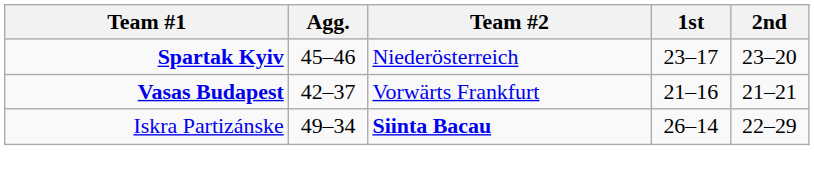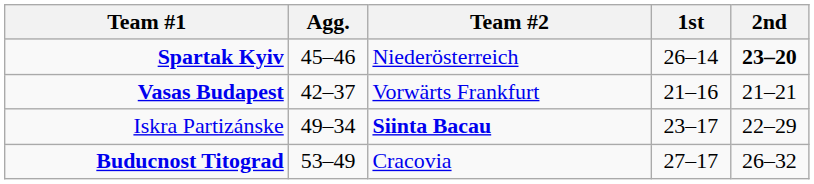(691, 56) 23–17 -> (691, 56) 26–14
(769, 56) normal -> (769, 56) bold
(691, 126) 26–14 -> (691, 126) 23–17
+ row: (190, 160)
